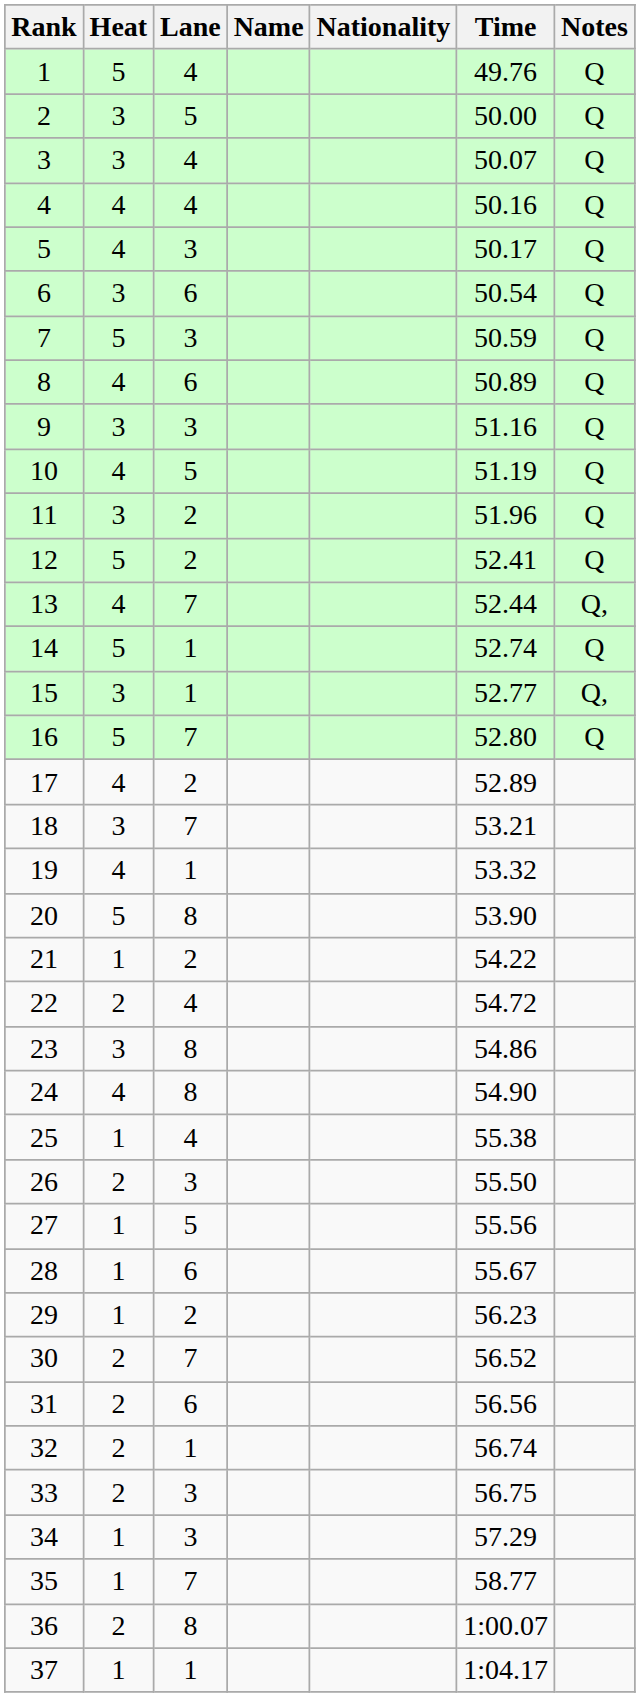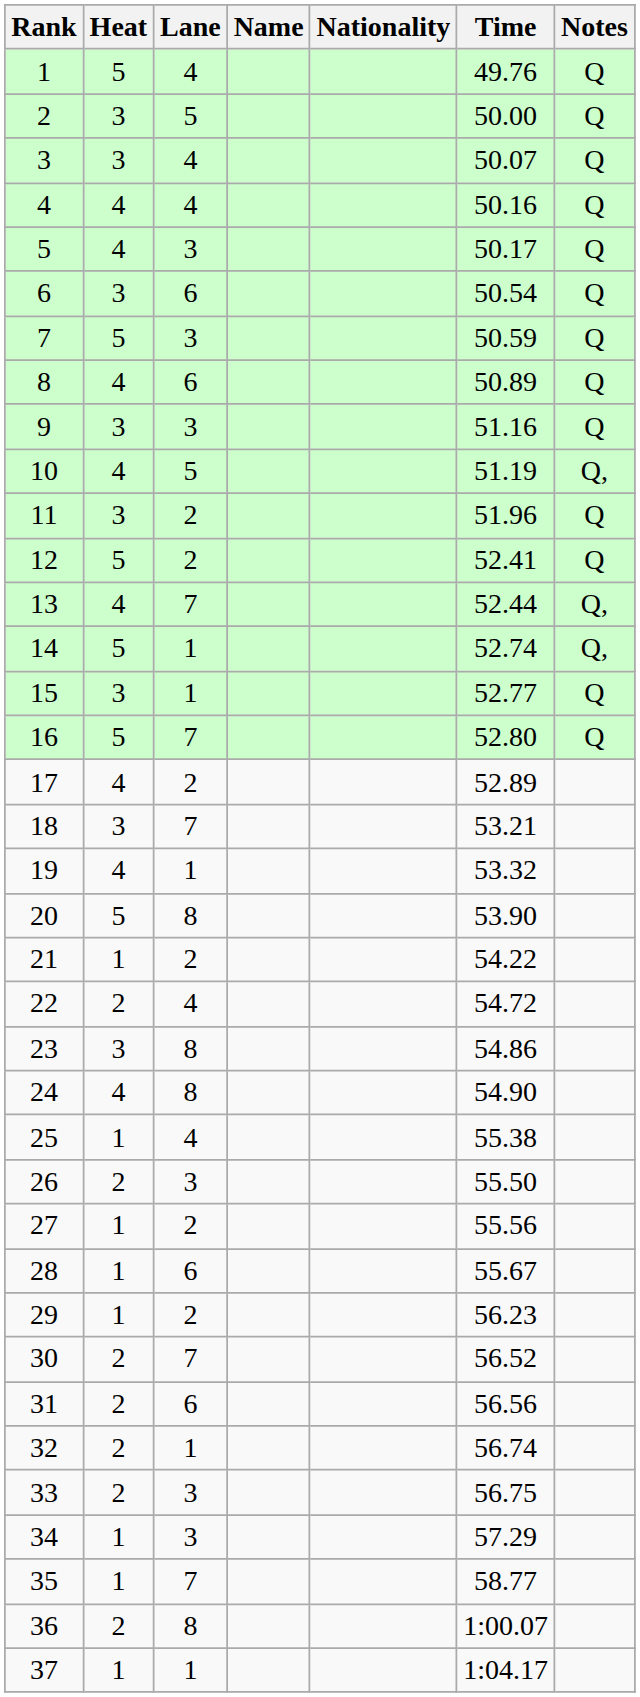(594, 470) Q -> (594, 470) Q,
(594, 648) Q -> (594, 648) Q,
(594, 692) Q, -> (594, 692) Q
(190, 1225) 5 -> (190, 1225) 2
